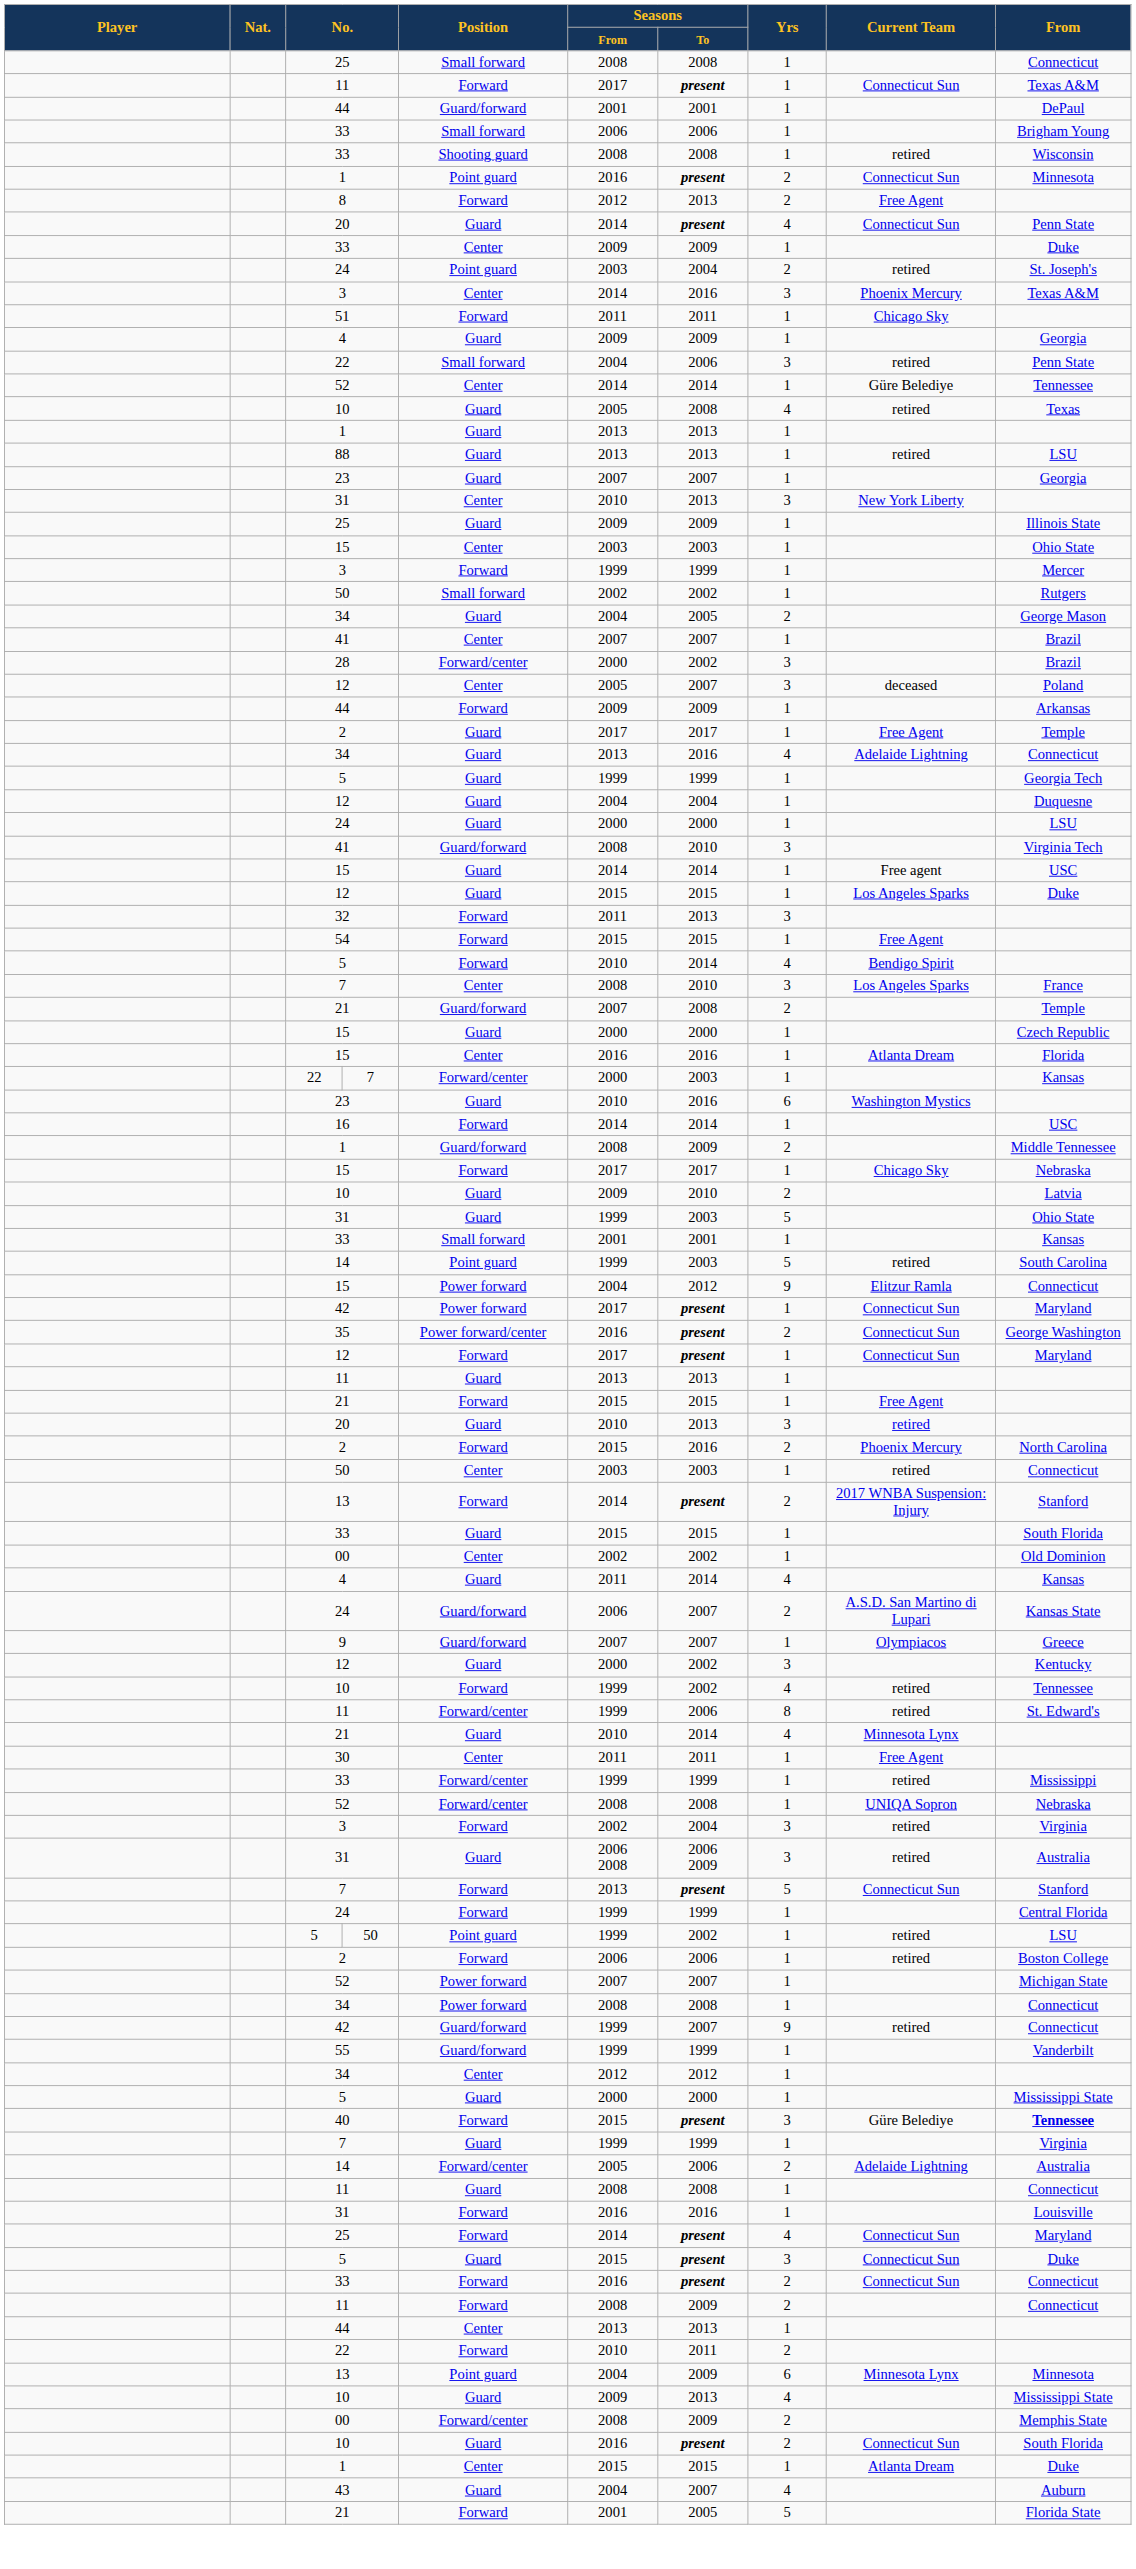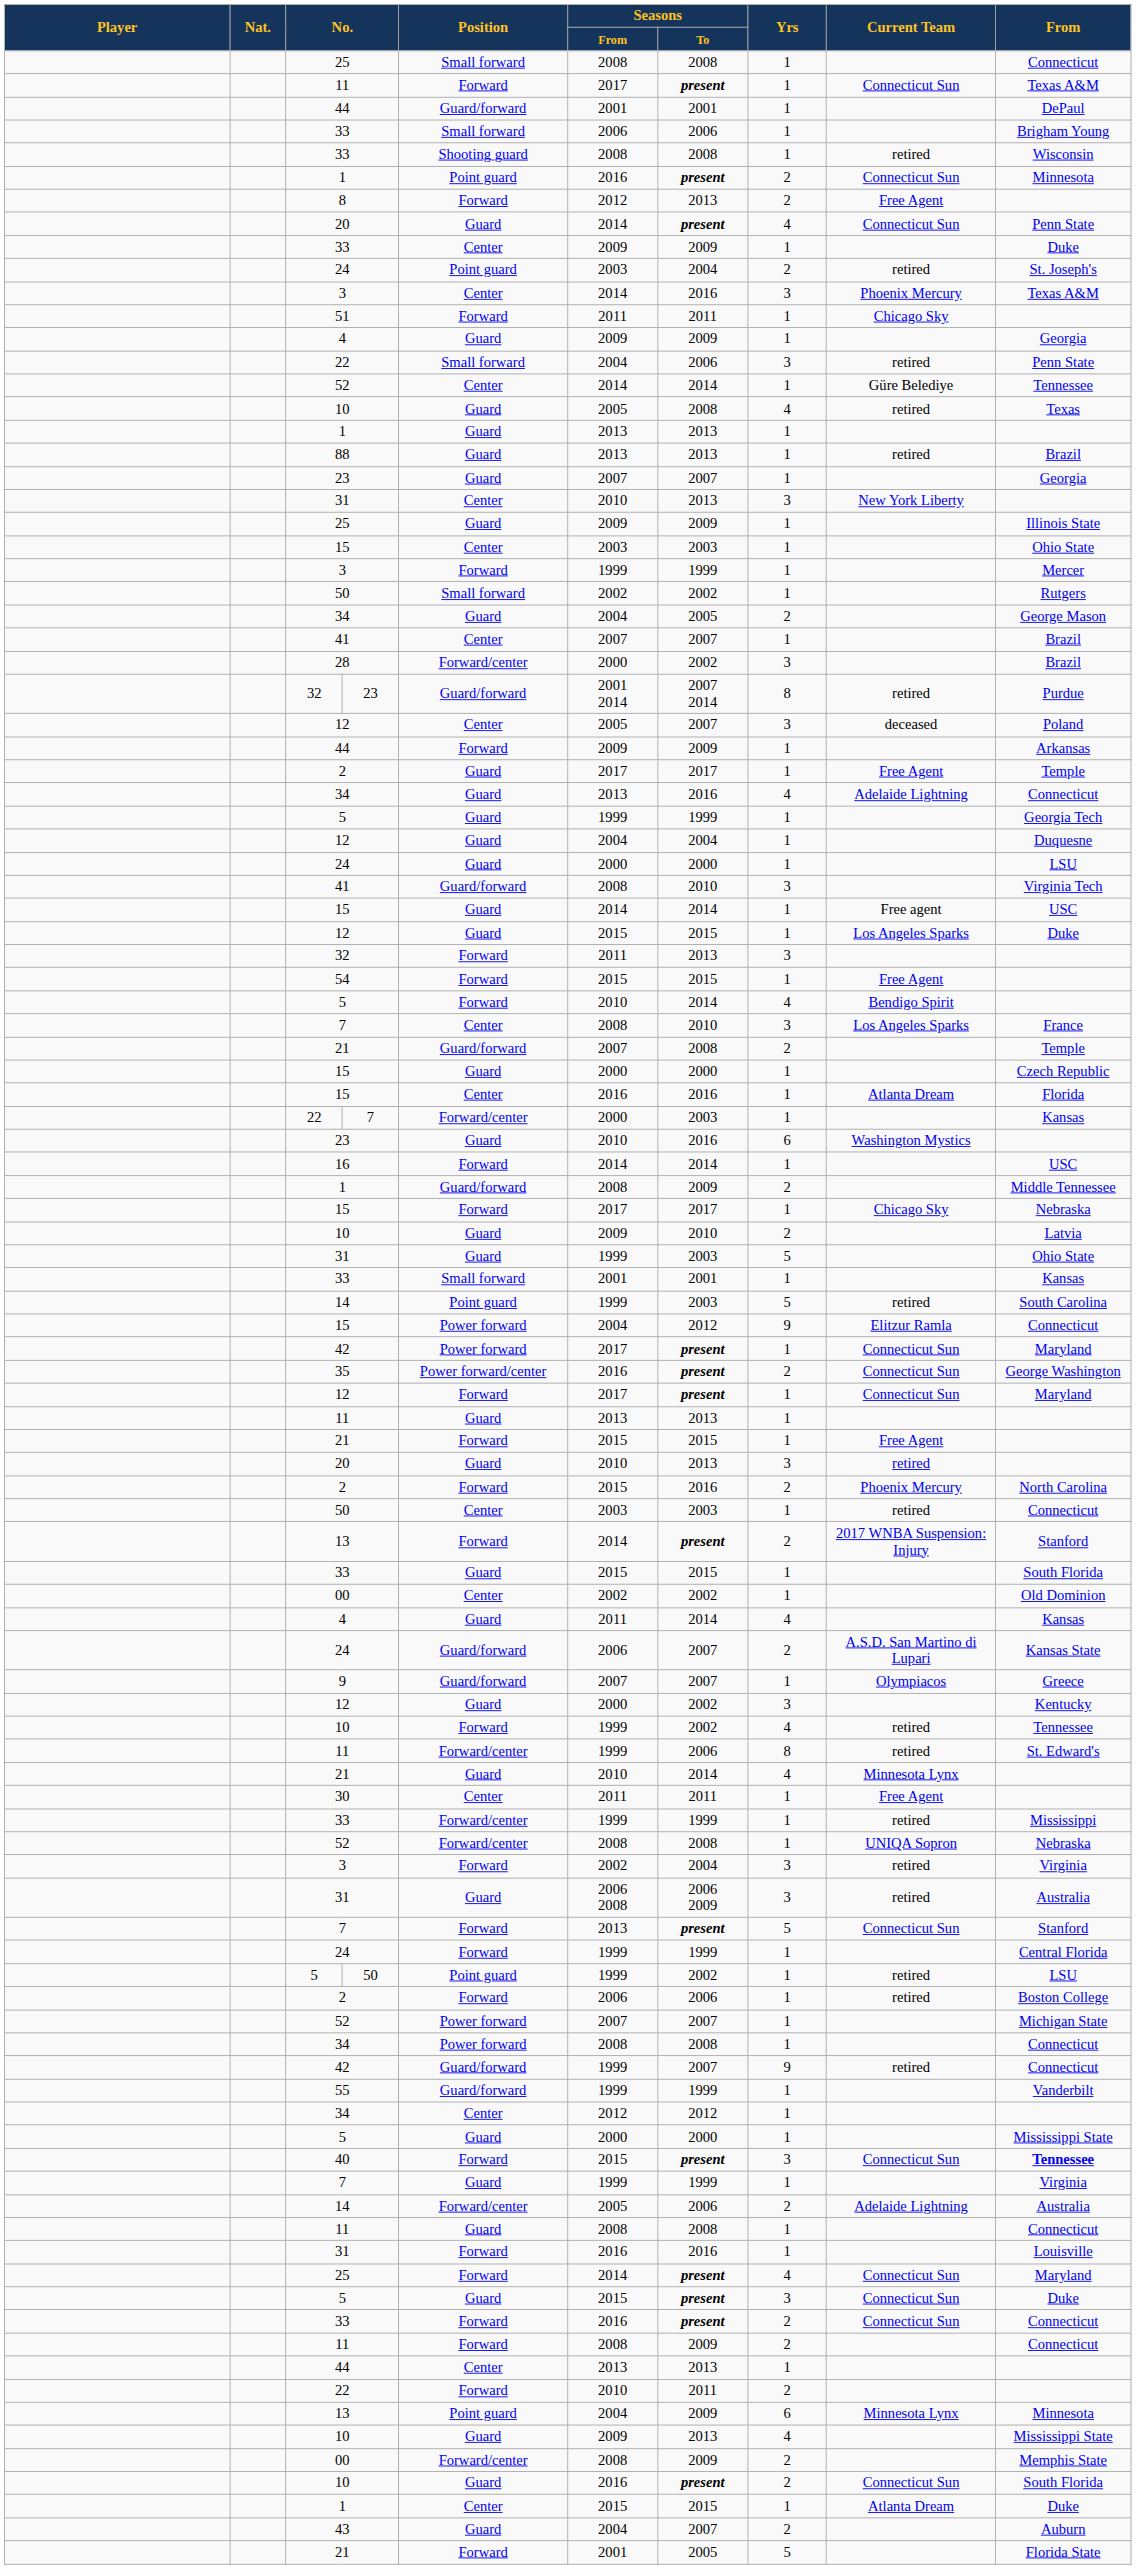(1063, 454) LSU -> (1063, 454) Brazil
+ row: (314, 693)
(911, 2120) Güre Belediye -> (911, 2159) Connecticut Sun
(787, 2489) 4 -> (787, 2529) 2
